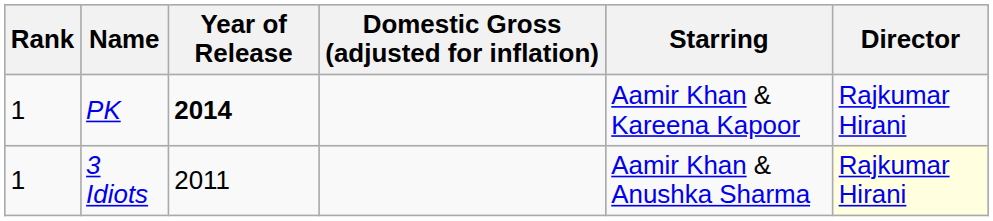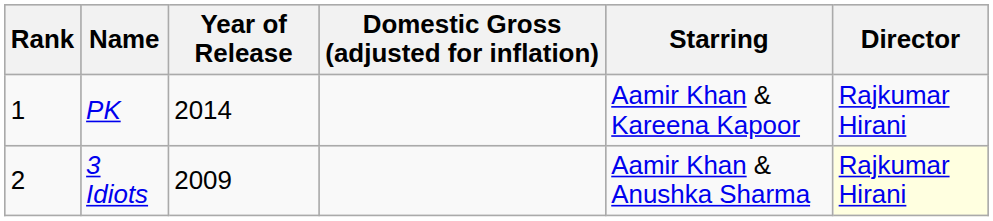(203, 109) bold -> (203, 109) normal
(18, 180) 1 -> (18, 180) 2
(202, 180) 2011 -> (203, 180) 2009
